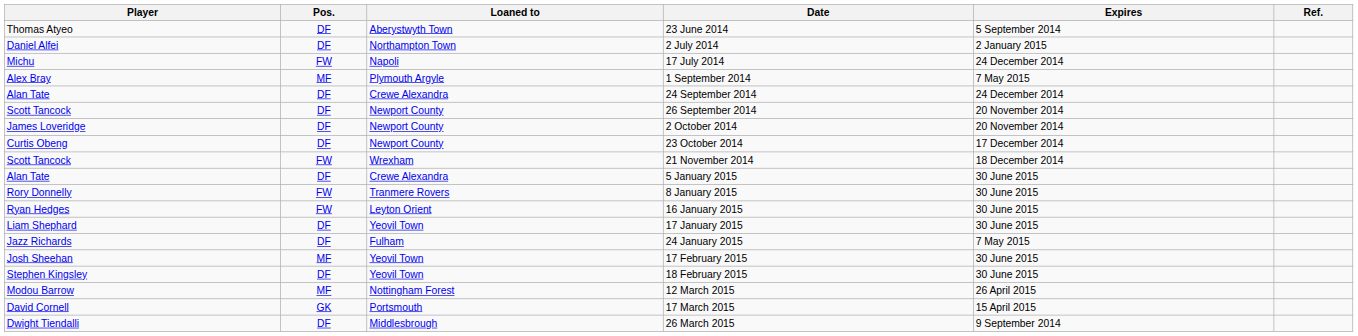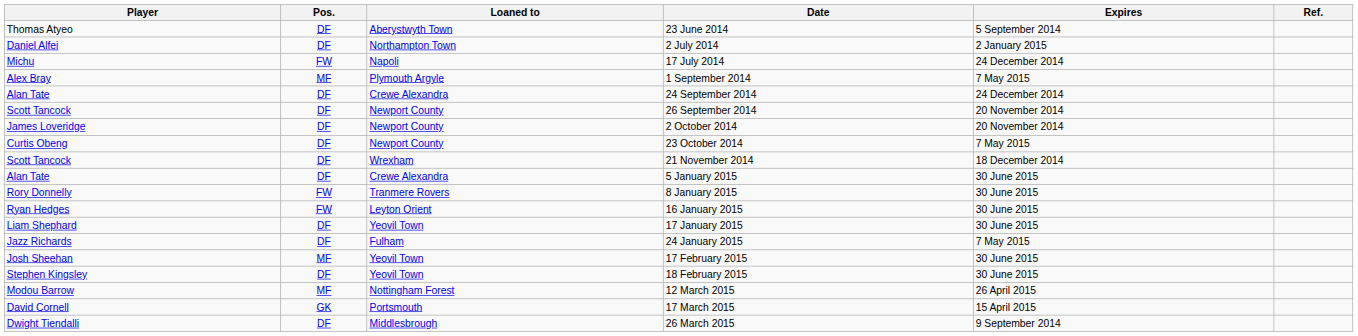(1020, 144) 17 December 2014 -> (1003, 144) 7 May 2015
(324, 160) FW -> (324, 160) DF
